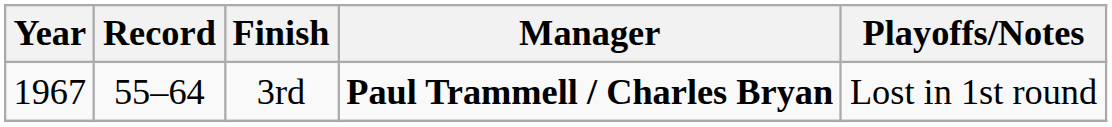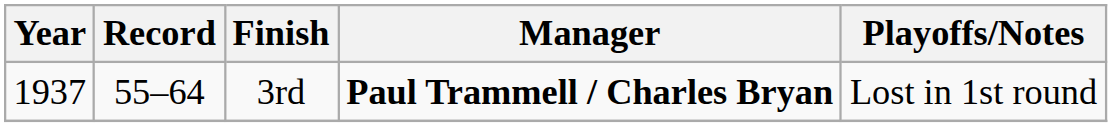(50, 90) 1967 -> (50, 90) 1937
